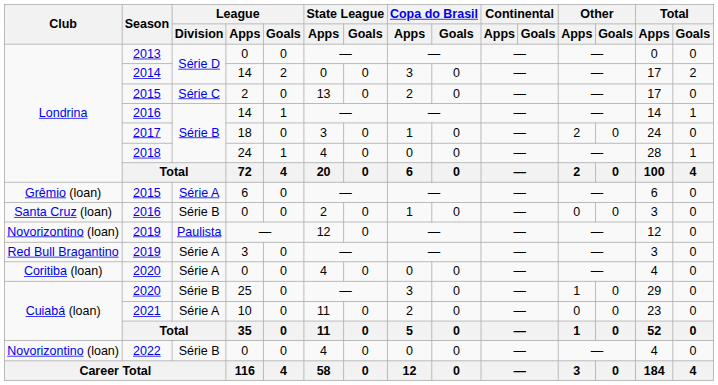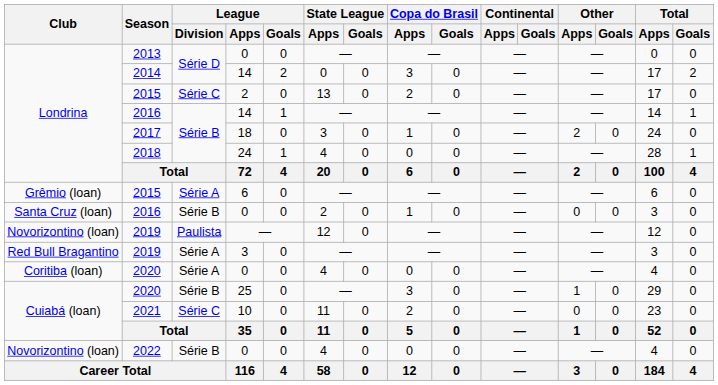(199, 311) Série A -> (199, 311) Série C
